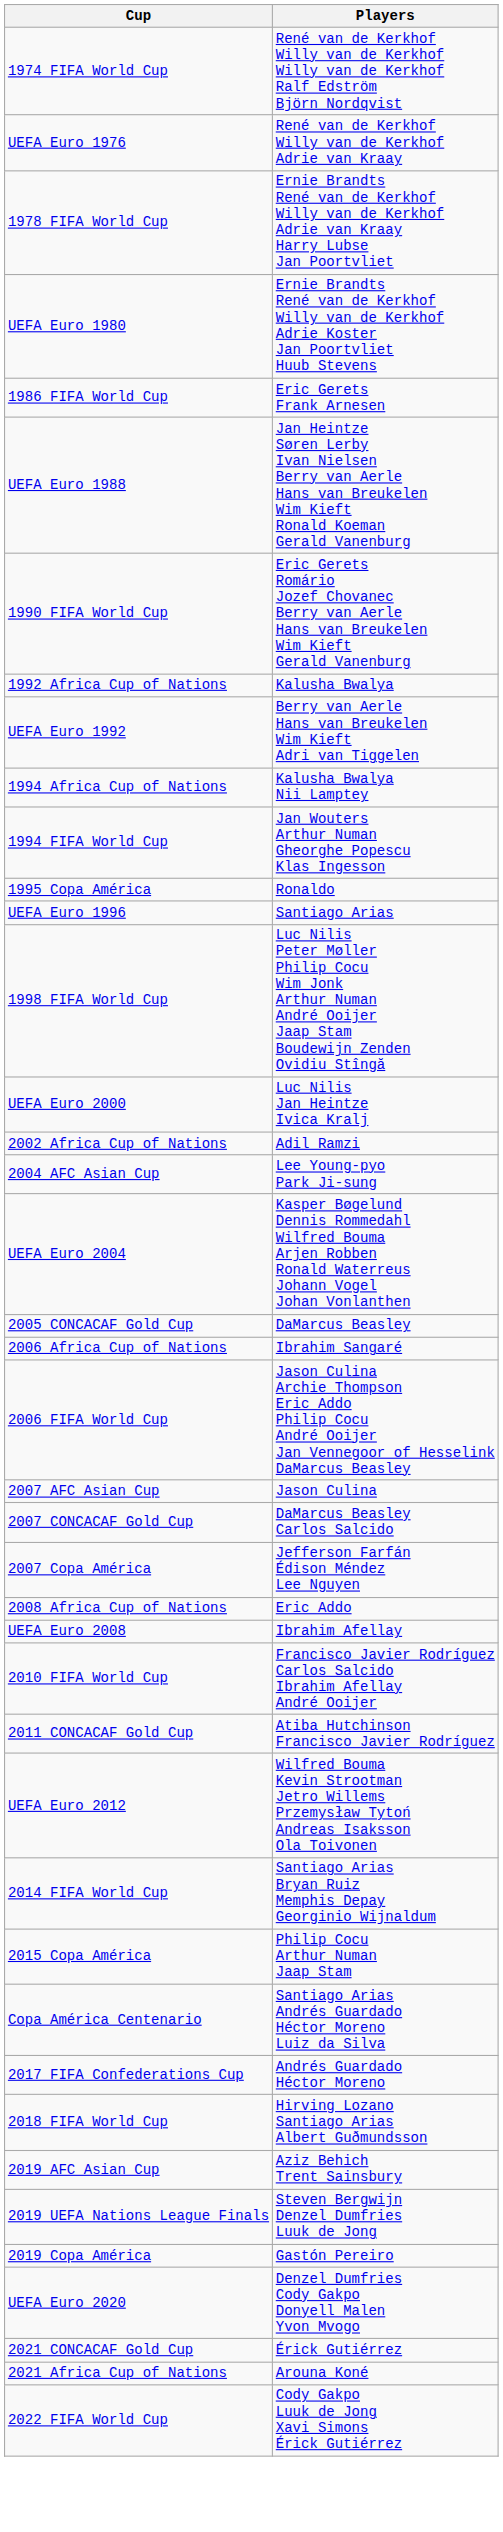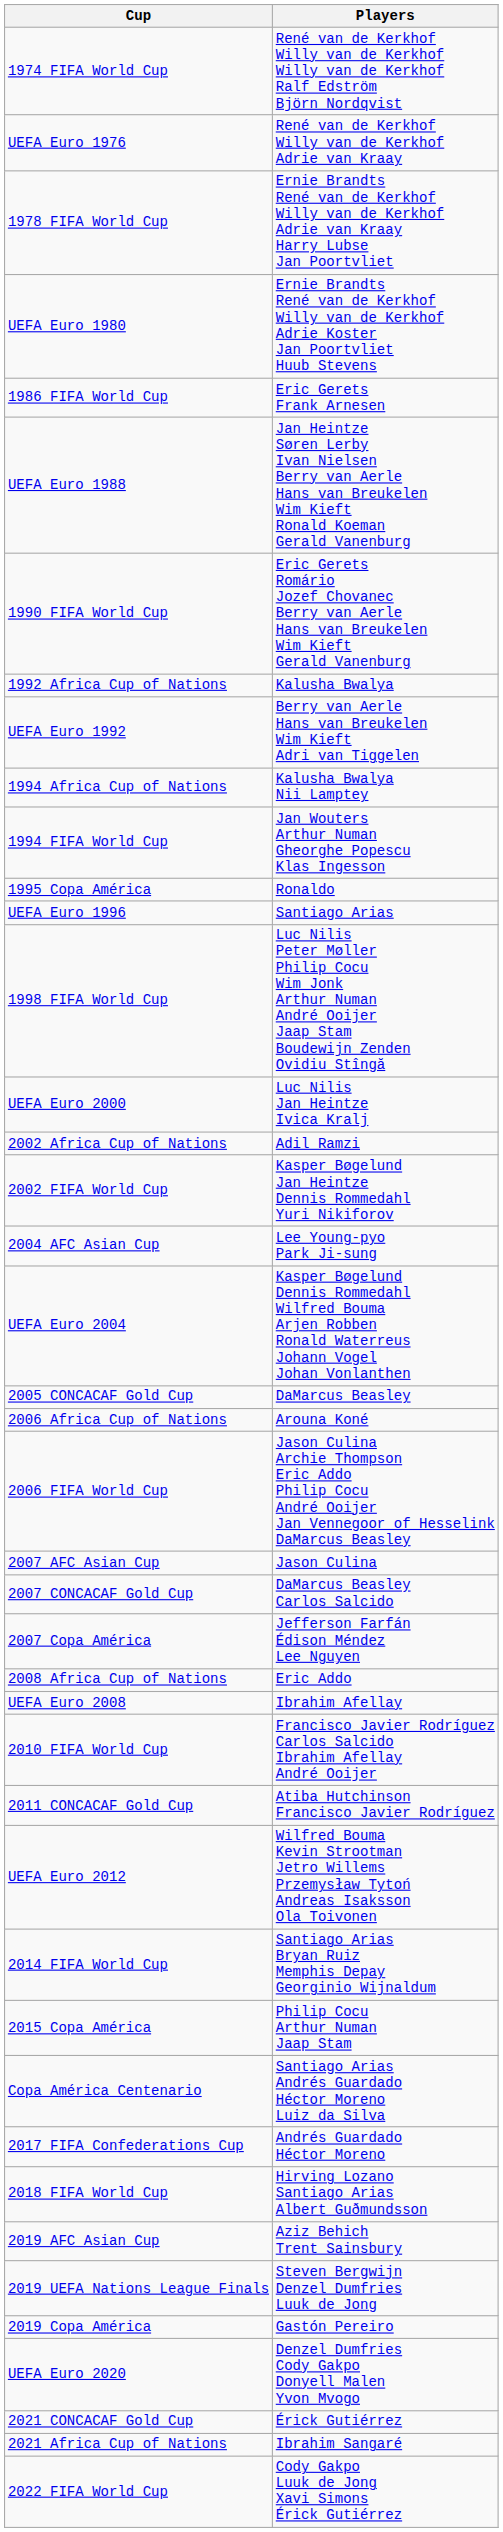+ row: (88, 1191)
(339, 1348) Ibrahim Sangaré -> (322, 1420) Arouna Koné
(322, 2373) Arouna Koné -> (339, 2445) Ibrahim Sangaré
